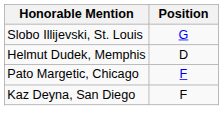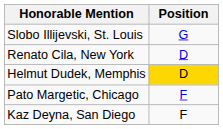+ row: (71, 54)
(183, 54) no background -> (183, 74) gold background
